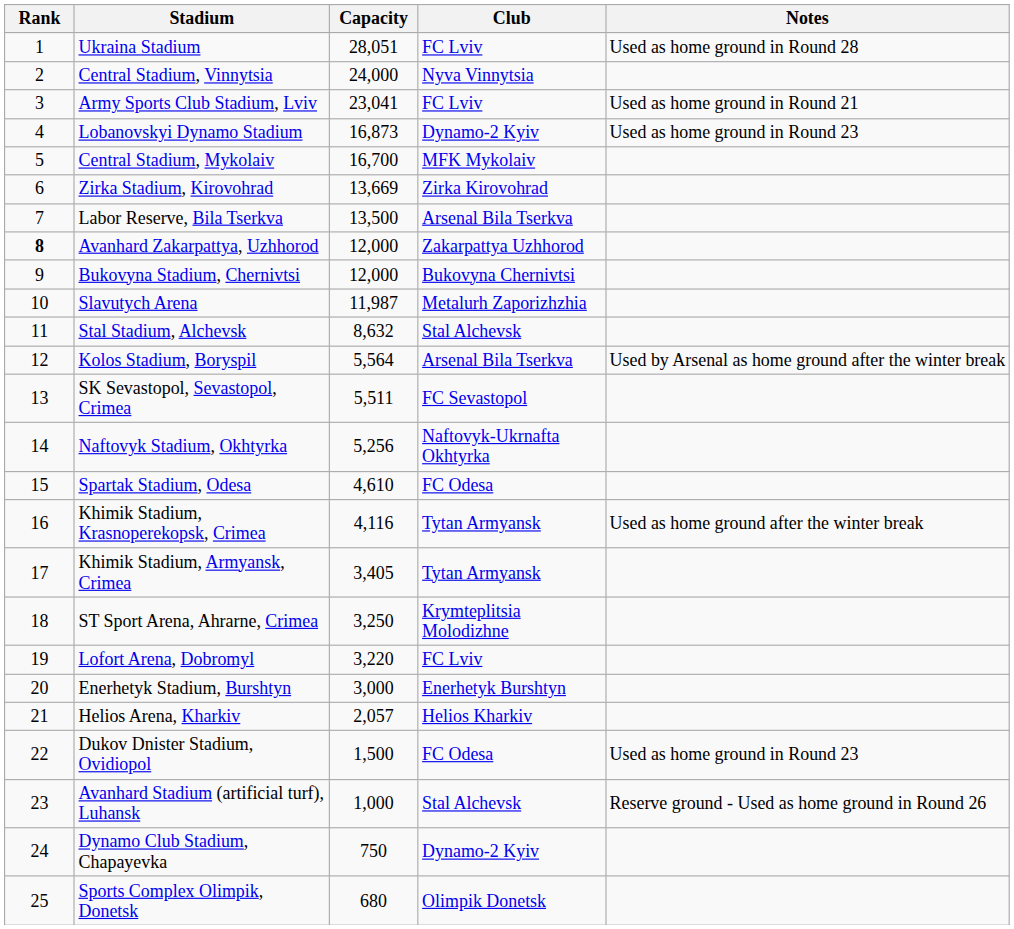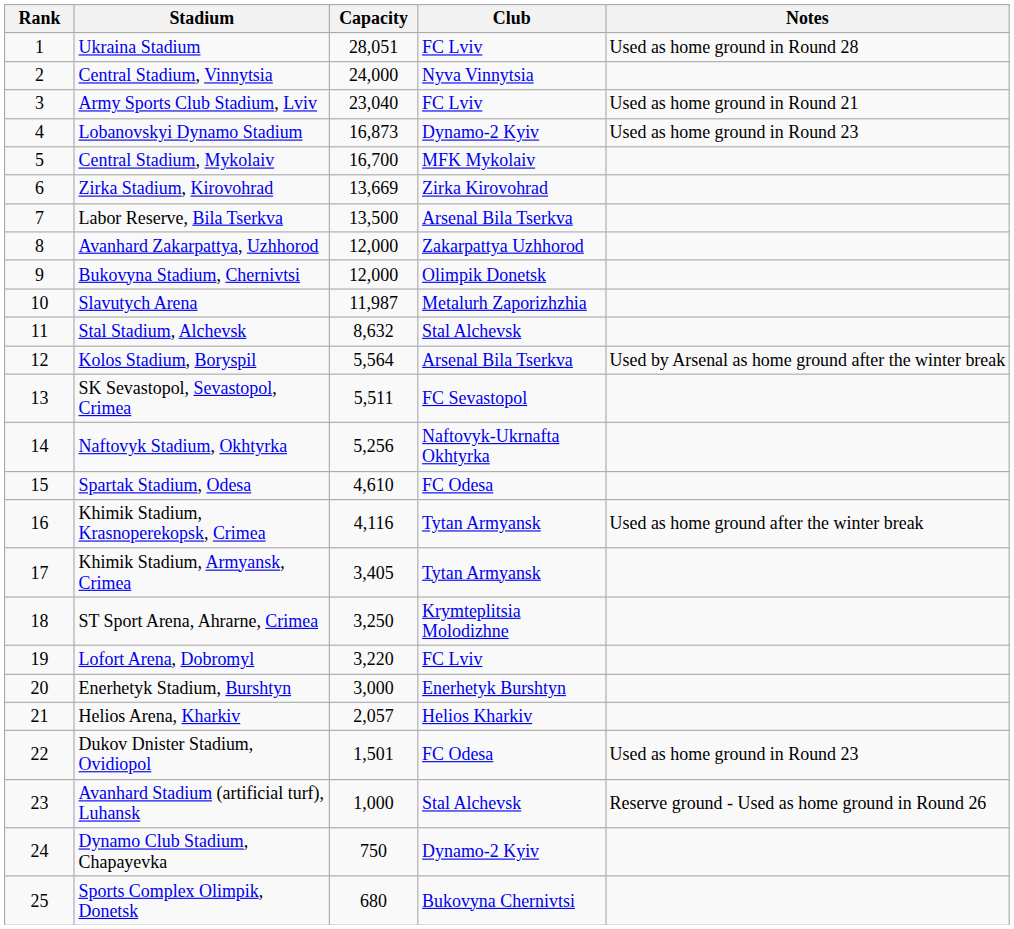(374, 103) 23,041 -> (374, 103) 23,040
(39, 246) bold -> (39, 246) normal
(499, 274) Bukovyna Chernivtsi -> (484, 274) Olimpik Donetsk
(374, 754) 1,500 -> (374, 754) 1,501
(484, 900) Olimpik Donetsk -> (499, 900) Bukovyna Chernivtsi
